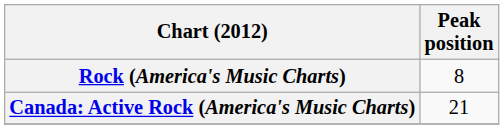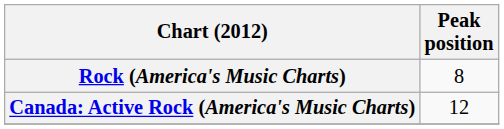(459, 107) 21 -> (459, 107) 12
